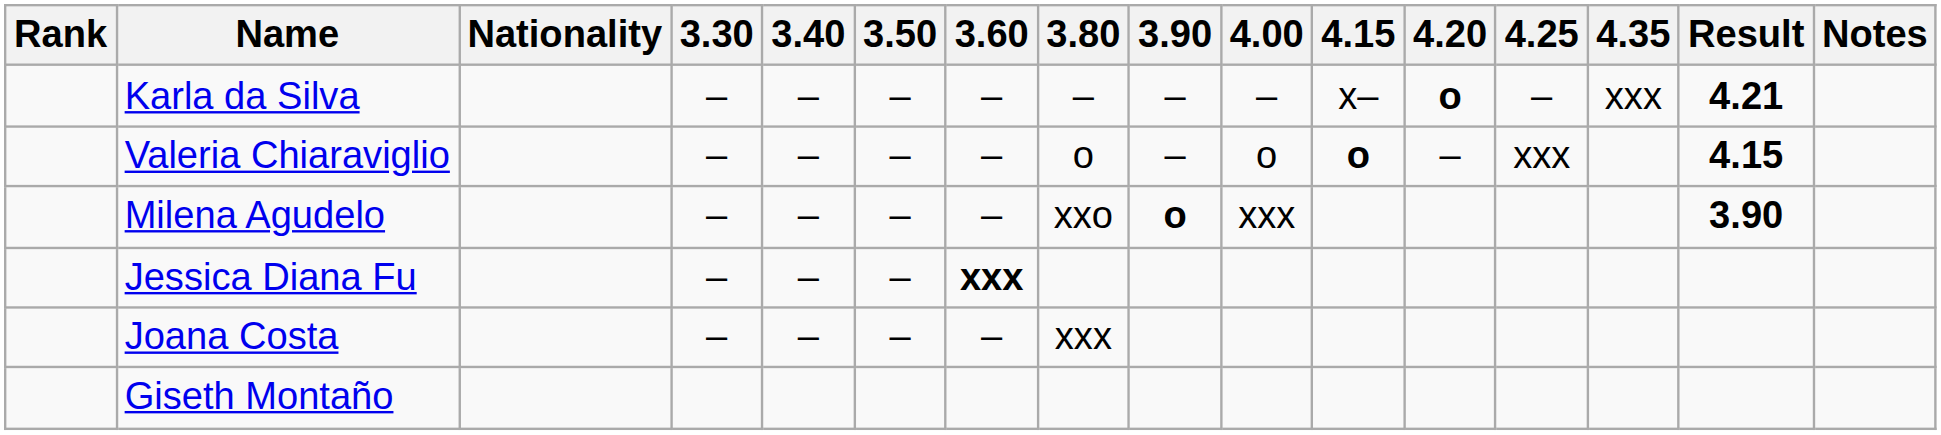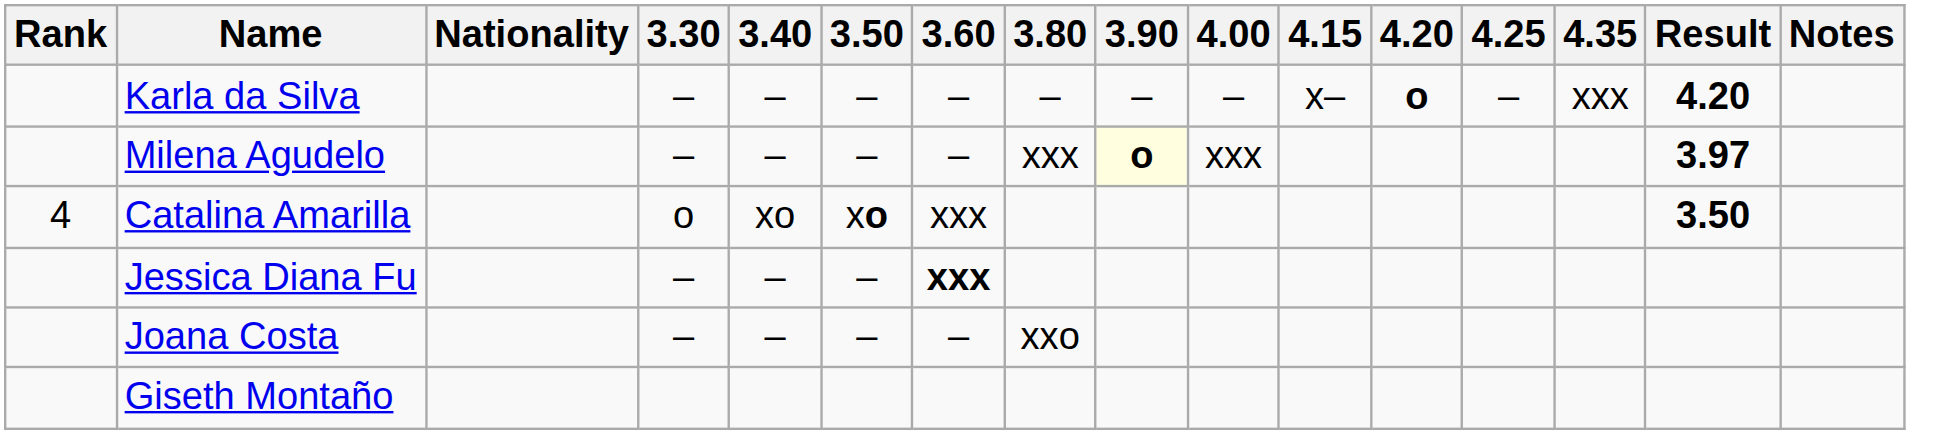(1746, 95) 4.21 -> (1713, 95) 4.20
- row: (287, 155)
(1083, 215) xxo -> (1050, 155) xxx
(1175, 215) no background -> (1142, 155) lightyellow background
(1746, 215) 3.90 -> (1713, 155) 3.97
+ row: (268, 215)
(1083, 336) xxx -> (1050, 336) xxo
